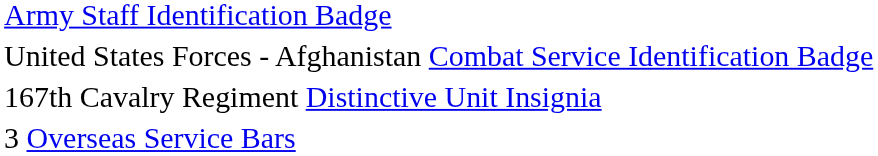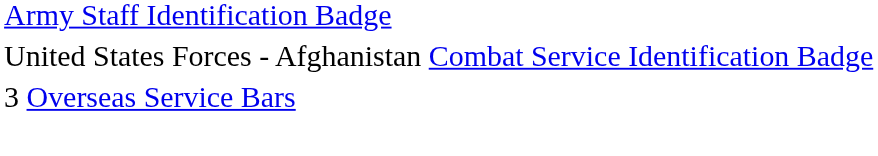- row: (303, 97)
